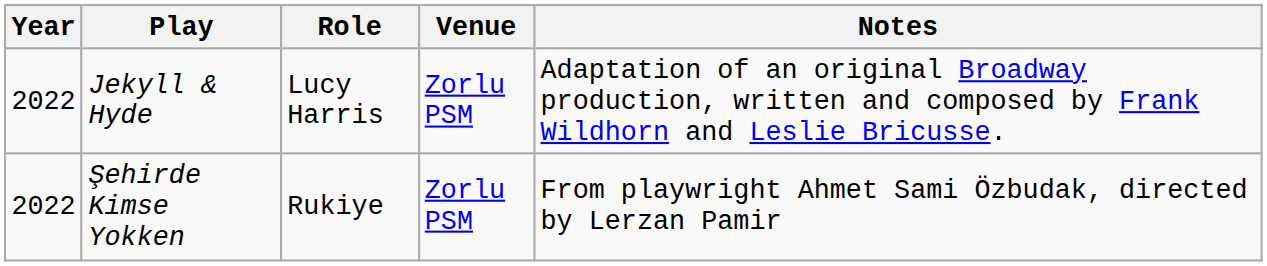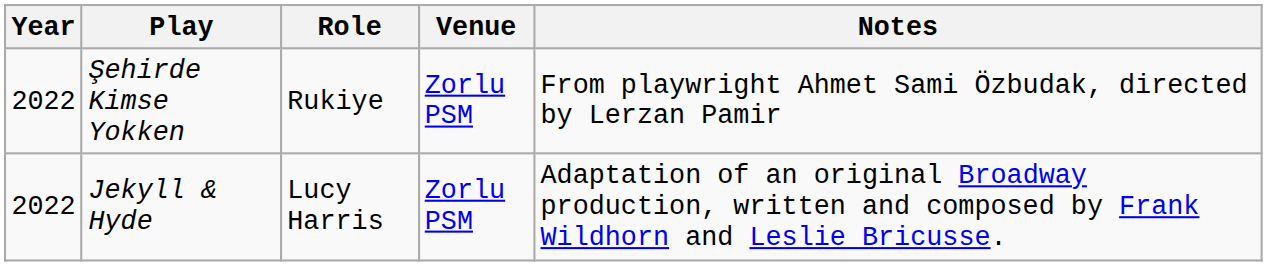rows swapped: (145, 207) <-> (153, 101)
